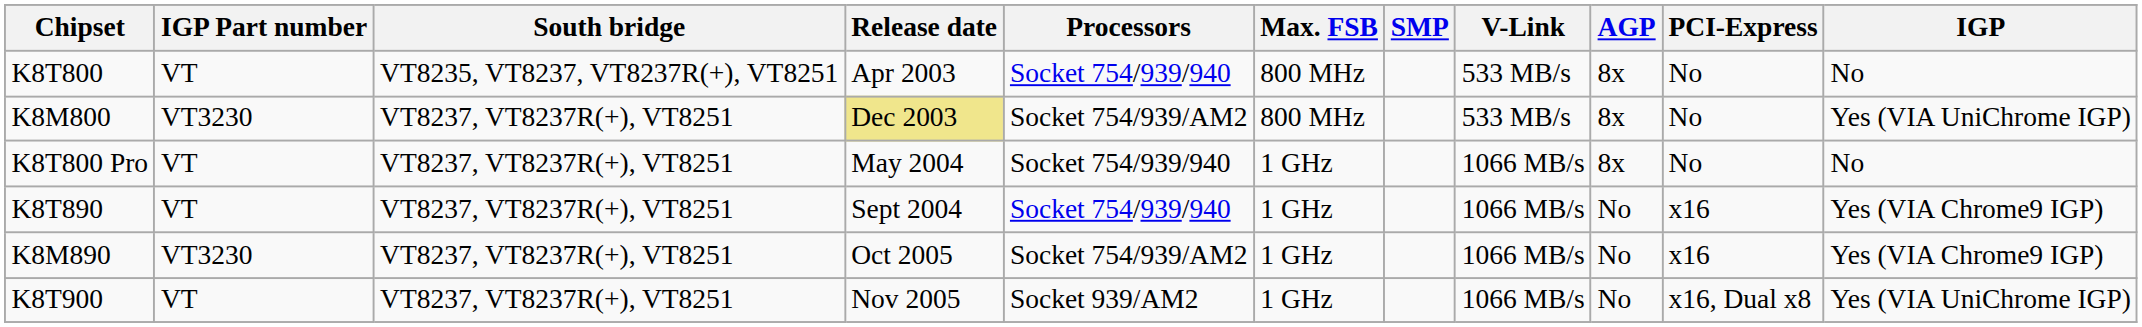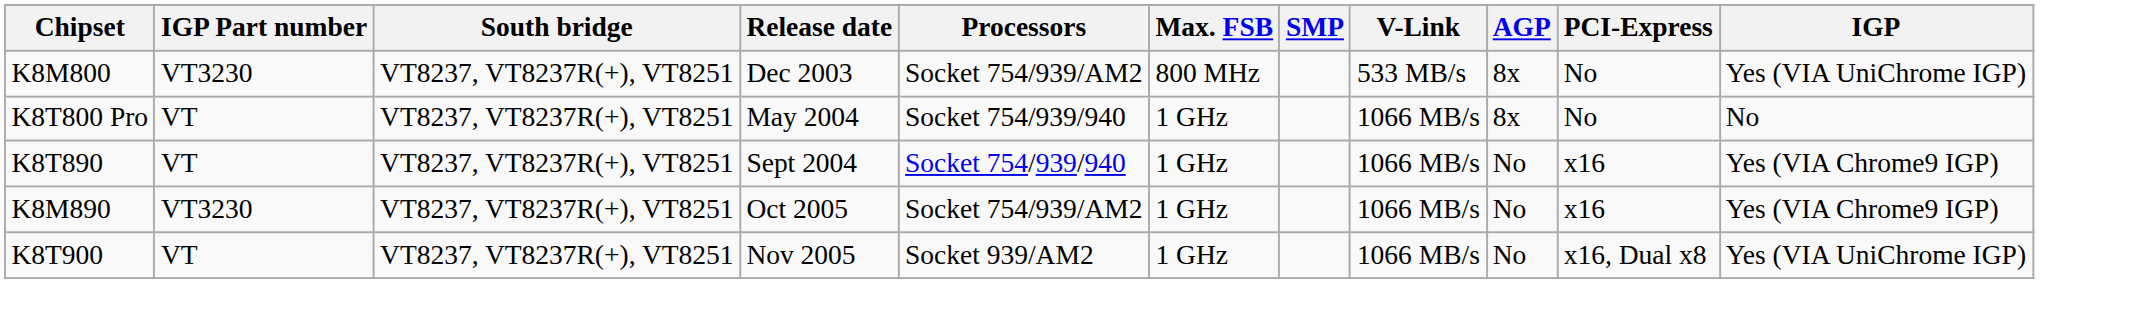- row: (57, 72)
(904, 118) khaki background -> (799, 72) no background
